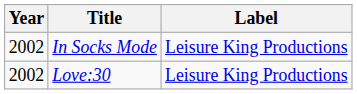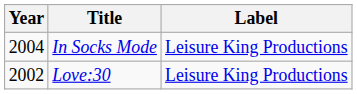(26, 46) 2002 -> (26, 46) 2004
